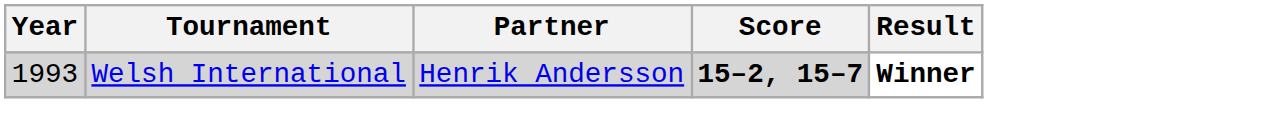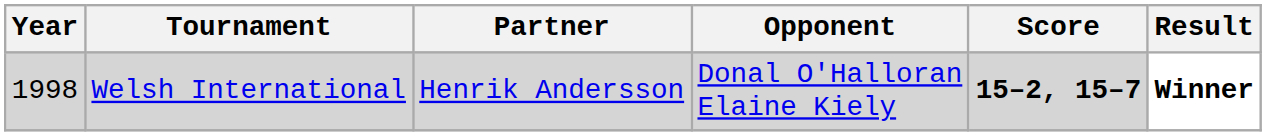+ column: (830, 28)
(45, 74) 1993 -> (45, 91) 1998
